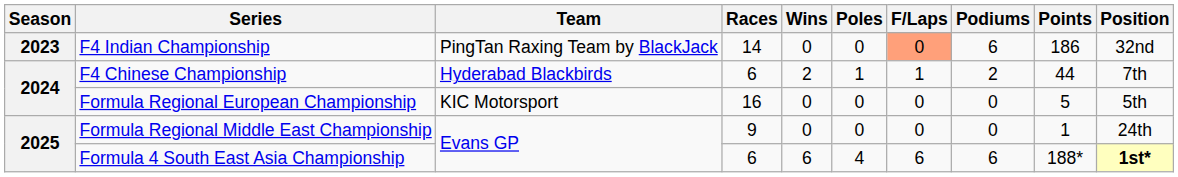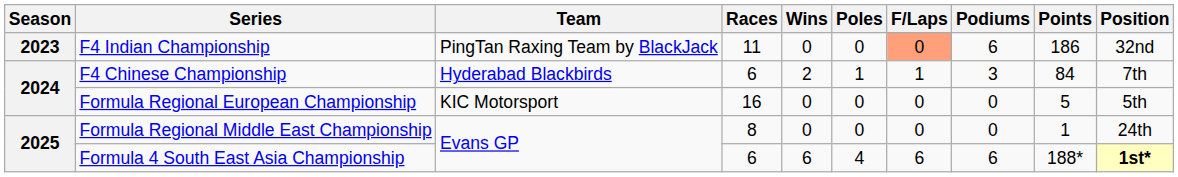(752, 47) 14 -> (752, 47) 11
(993, 74) 2 -> (993, 74) 3
(1065, 74) 44 -> (1065, 74) 84
(752, 130) 9 -> (752, 130) 8
